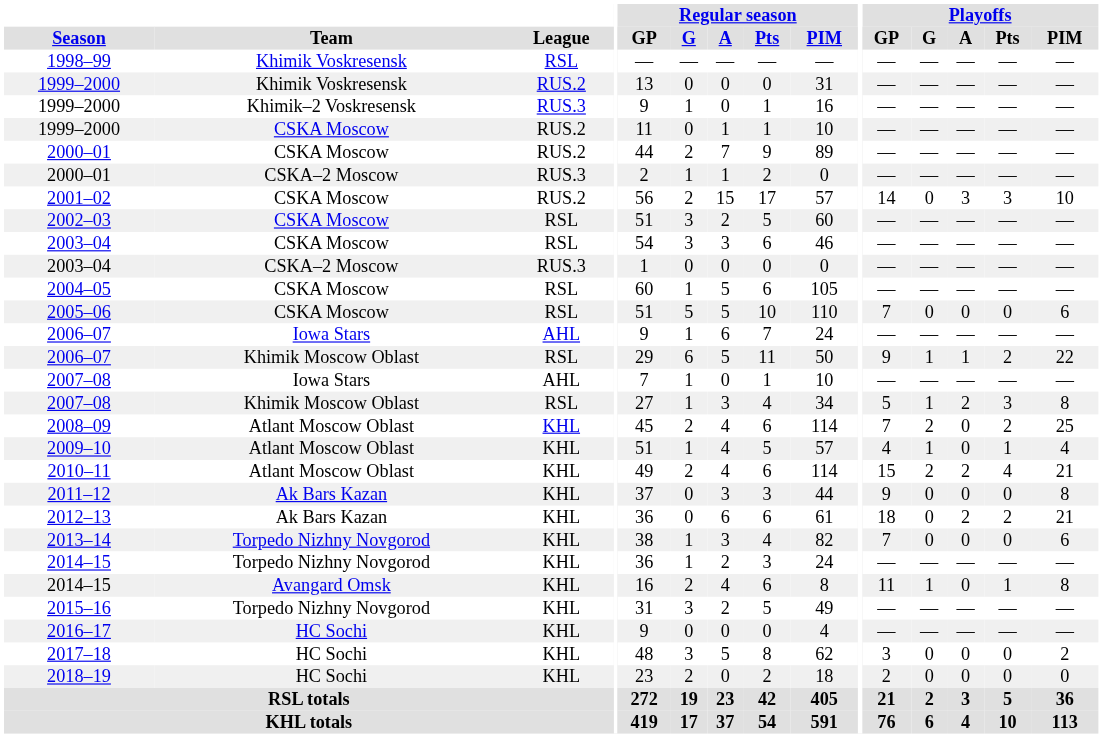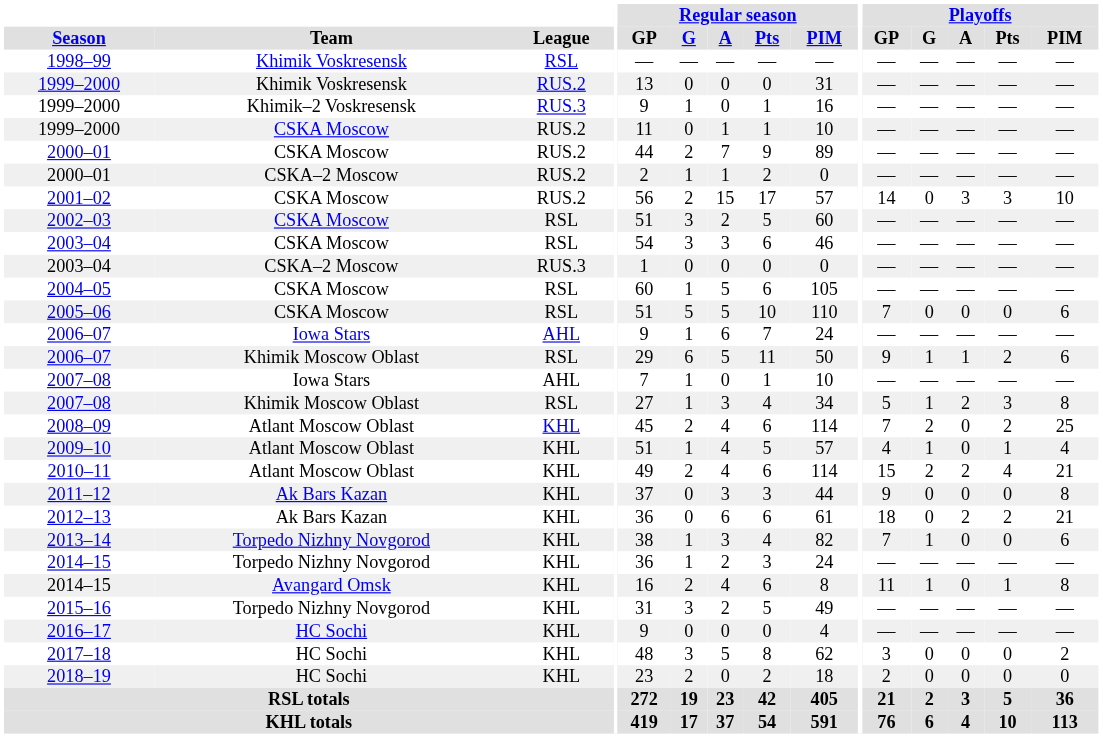(561, 174) RUS.3 -> (561, 174) RUS.2
(1065, 357) 22 -> (1065, 357) 6
(929, 539) 0 -> (929, 539) 1
